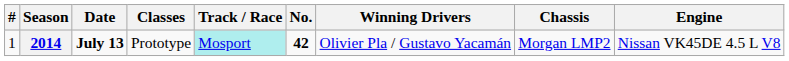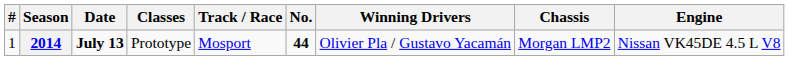(225, 43) paleturquoise background -> (225, 43) no background
(301, 43) 42 -> (301, 43) 44
